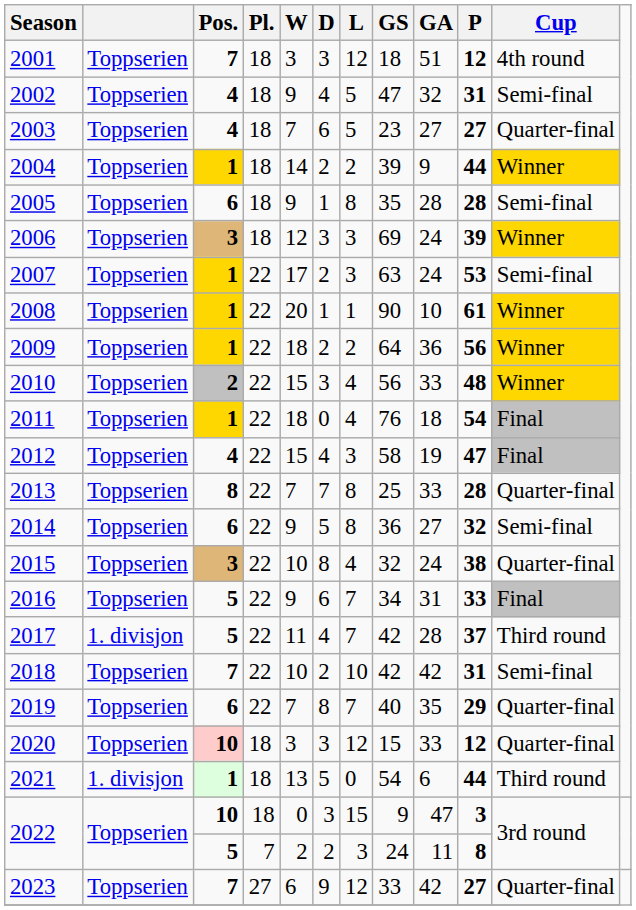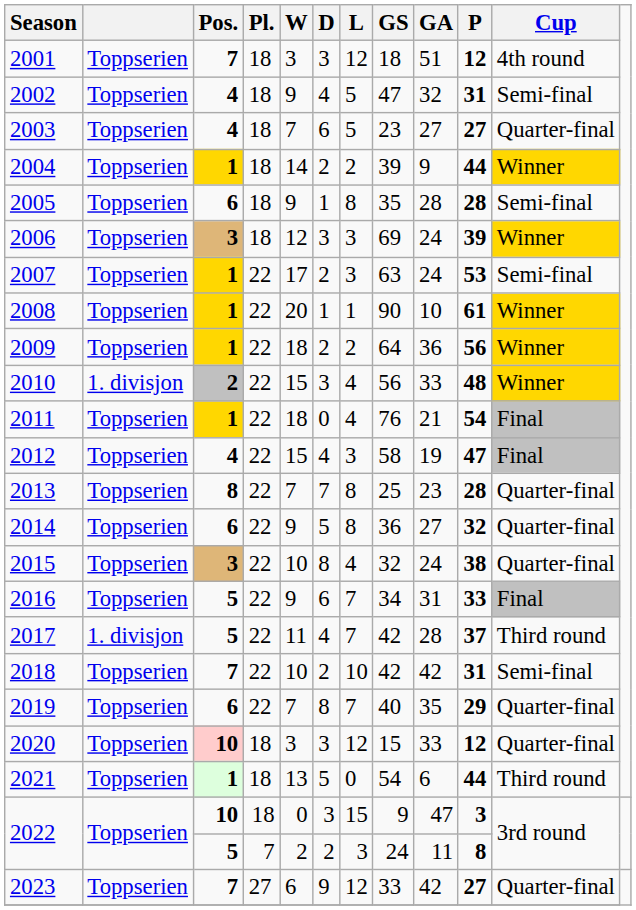(138, 382) Toppserien -> (135, 382) 1. divisjon
(430, 418) 18 -> (430, 418) 21
(430, 490) 33 -> (430, 490) 23
(545, 526) Semi-final -> (556, 526) Quarter-final
(135, 779) 1. divisjon -> (138, 779) Toppserien
